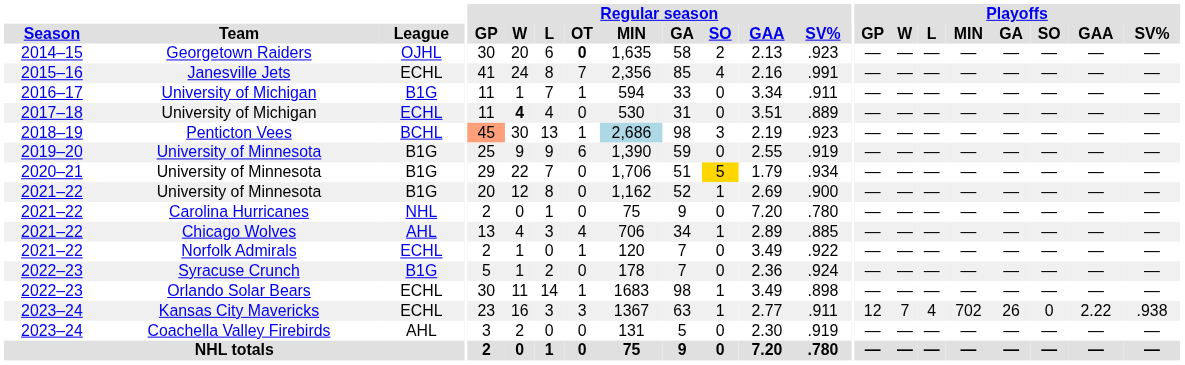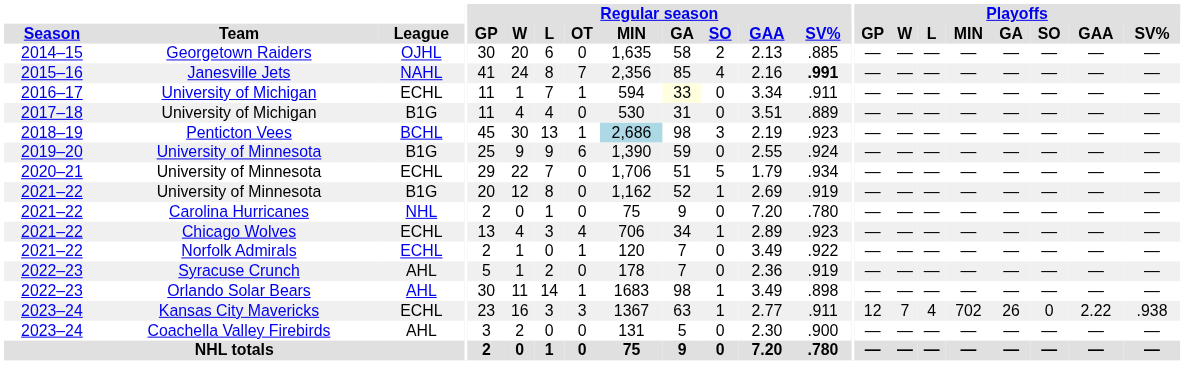(582, 53) bold -> (582, 53) normal
(823, 53) .923 -> (823, 53) .885
(421, 73) ECHL -> (421, 73) NAHL
(823, 73) normal -> (823, 73) bold
(421, 93) B1G -> (421, 93) ECHL
(682, 93) no background -> (682, 93) lightyellow background
(421, 112) ECHL -> (421, 112) B1G
(520, 112) bold -> (520, 112) normal
(486, 132) lightsalmon background -> (486, 132) no background
(823, 152) .919 -> (823, 152) .924
(421, 172) B1G -> (421, 172) ECHL
(720, 172) gold background -> (720, 172) no background
(823, 192) .900 -> (823, 192) .919
(421, 231) AHL -> (421, 231) ECHL
(823, 231) .885 -> (823, 231) .923
(421, 271) B1G -> (421, 271) AHL
(823, 271) .924 -> (823, 271) .919
(421, 291) ECHL -> (421, 291) AHL
(823, 330) .919 -> (823, 330) .900
